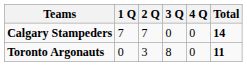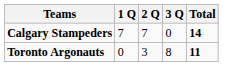- column: (198, 14)
